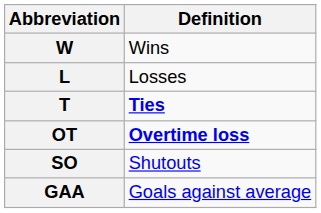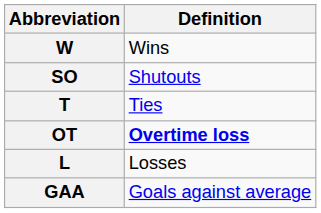rows swapped: (65, 76) <-> (65, 163)
(147, 105) bold -> (146, 105) normal
